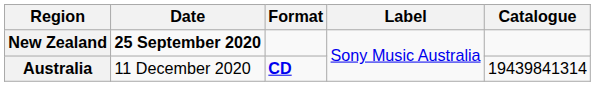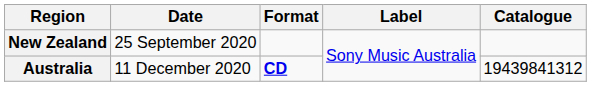(188, 42) bold -> (185, 42) normal
(537, 68) 19439841314 -> (533, 68) 19439841312
